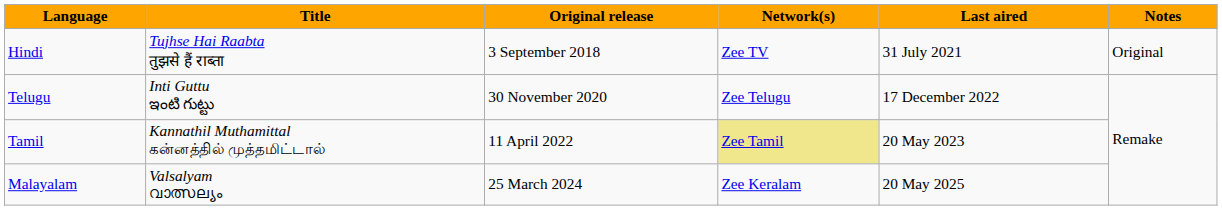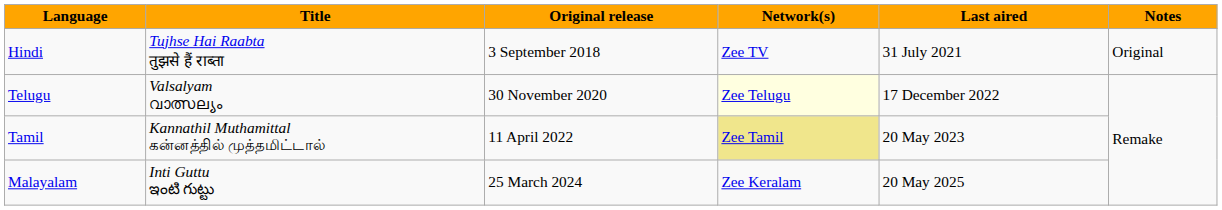(182, 95) Inti Guttu ఇంటి గుట్టు -> (186, 95) Valsalyam വാത്സല്യം
(756, 97) no background -> (756, 95) lightyellow background
(186, 184) Valsalyam വാത്സല്യം -> (182, 180) Inti Guttu ఇంటి గుట్టు
